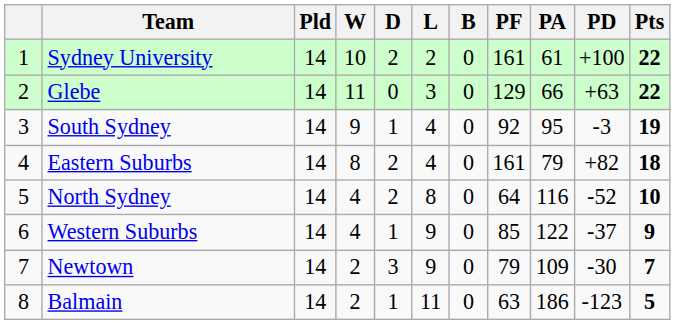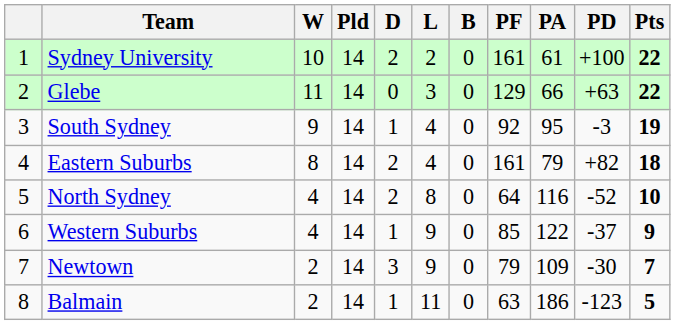columns swapped: (315, 22) <-> (355, 22)
